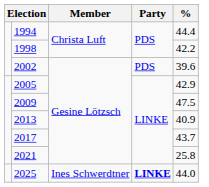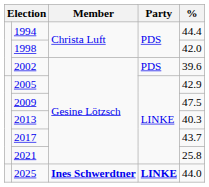(186, 48) 42.2 -> (192, 48) 42.0
(186, 119) 40.9 -> (192, 119) 40.3
(90, 173) normal -> (93, 173) bold
